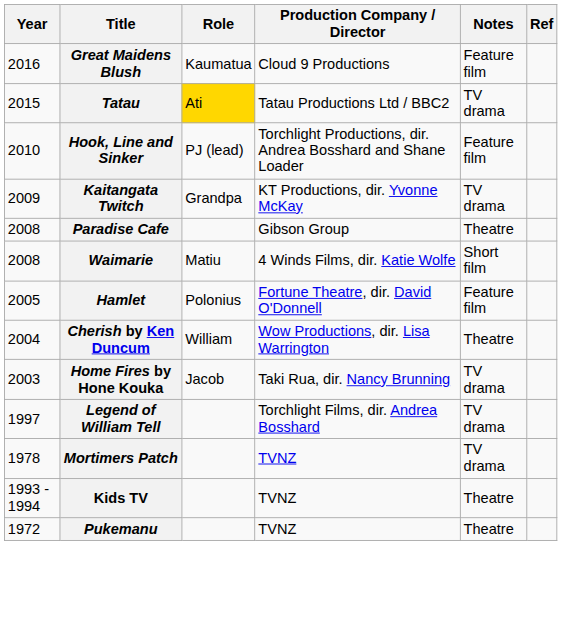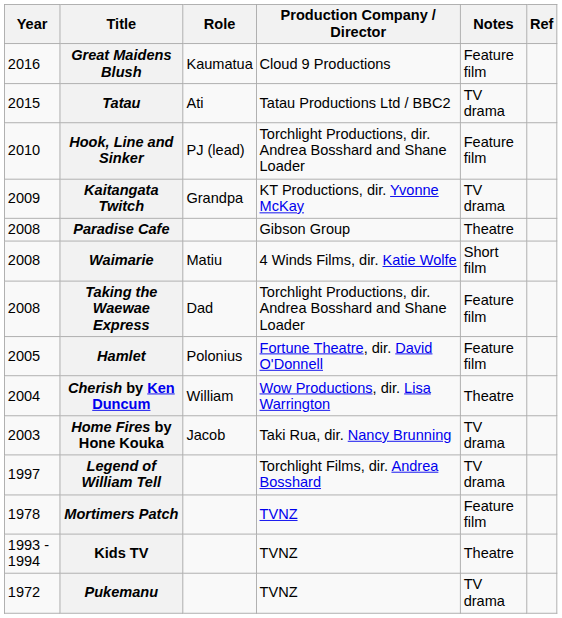(194, 103) gold background -> (195, 103) no background
+ row: (121, 308)
(484, 458) TV drama -> (489, 514) Feature film
(489, 529) Theatre -> (484, 593) TV drama
